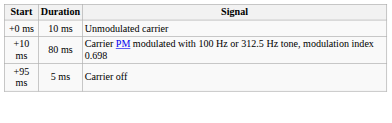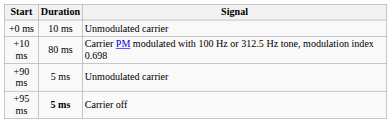+ row: (21, 77)
(60, 77) normal -> (60, 104) bold
